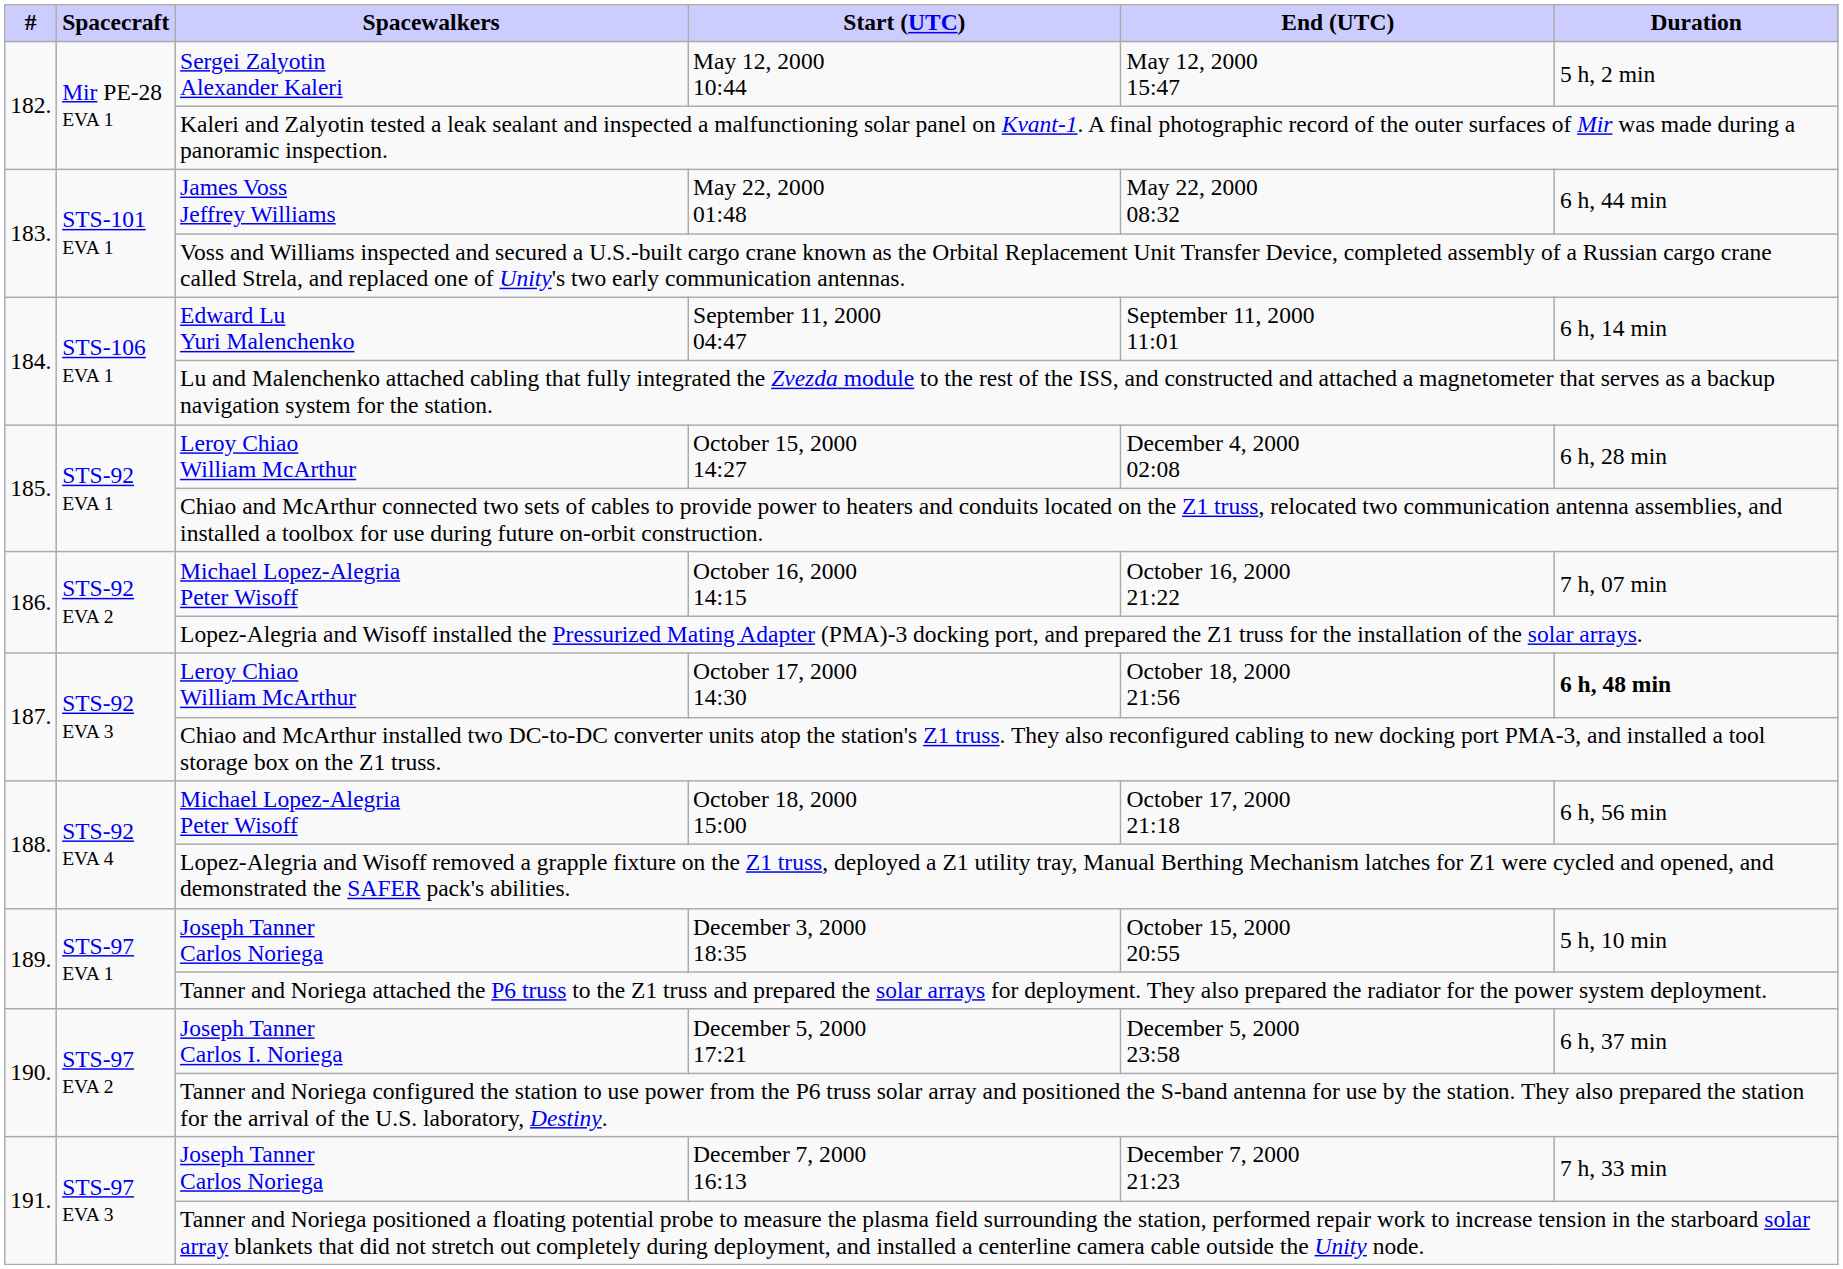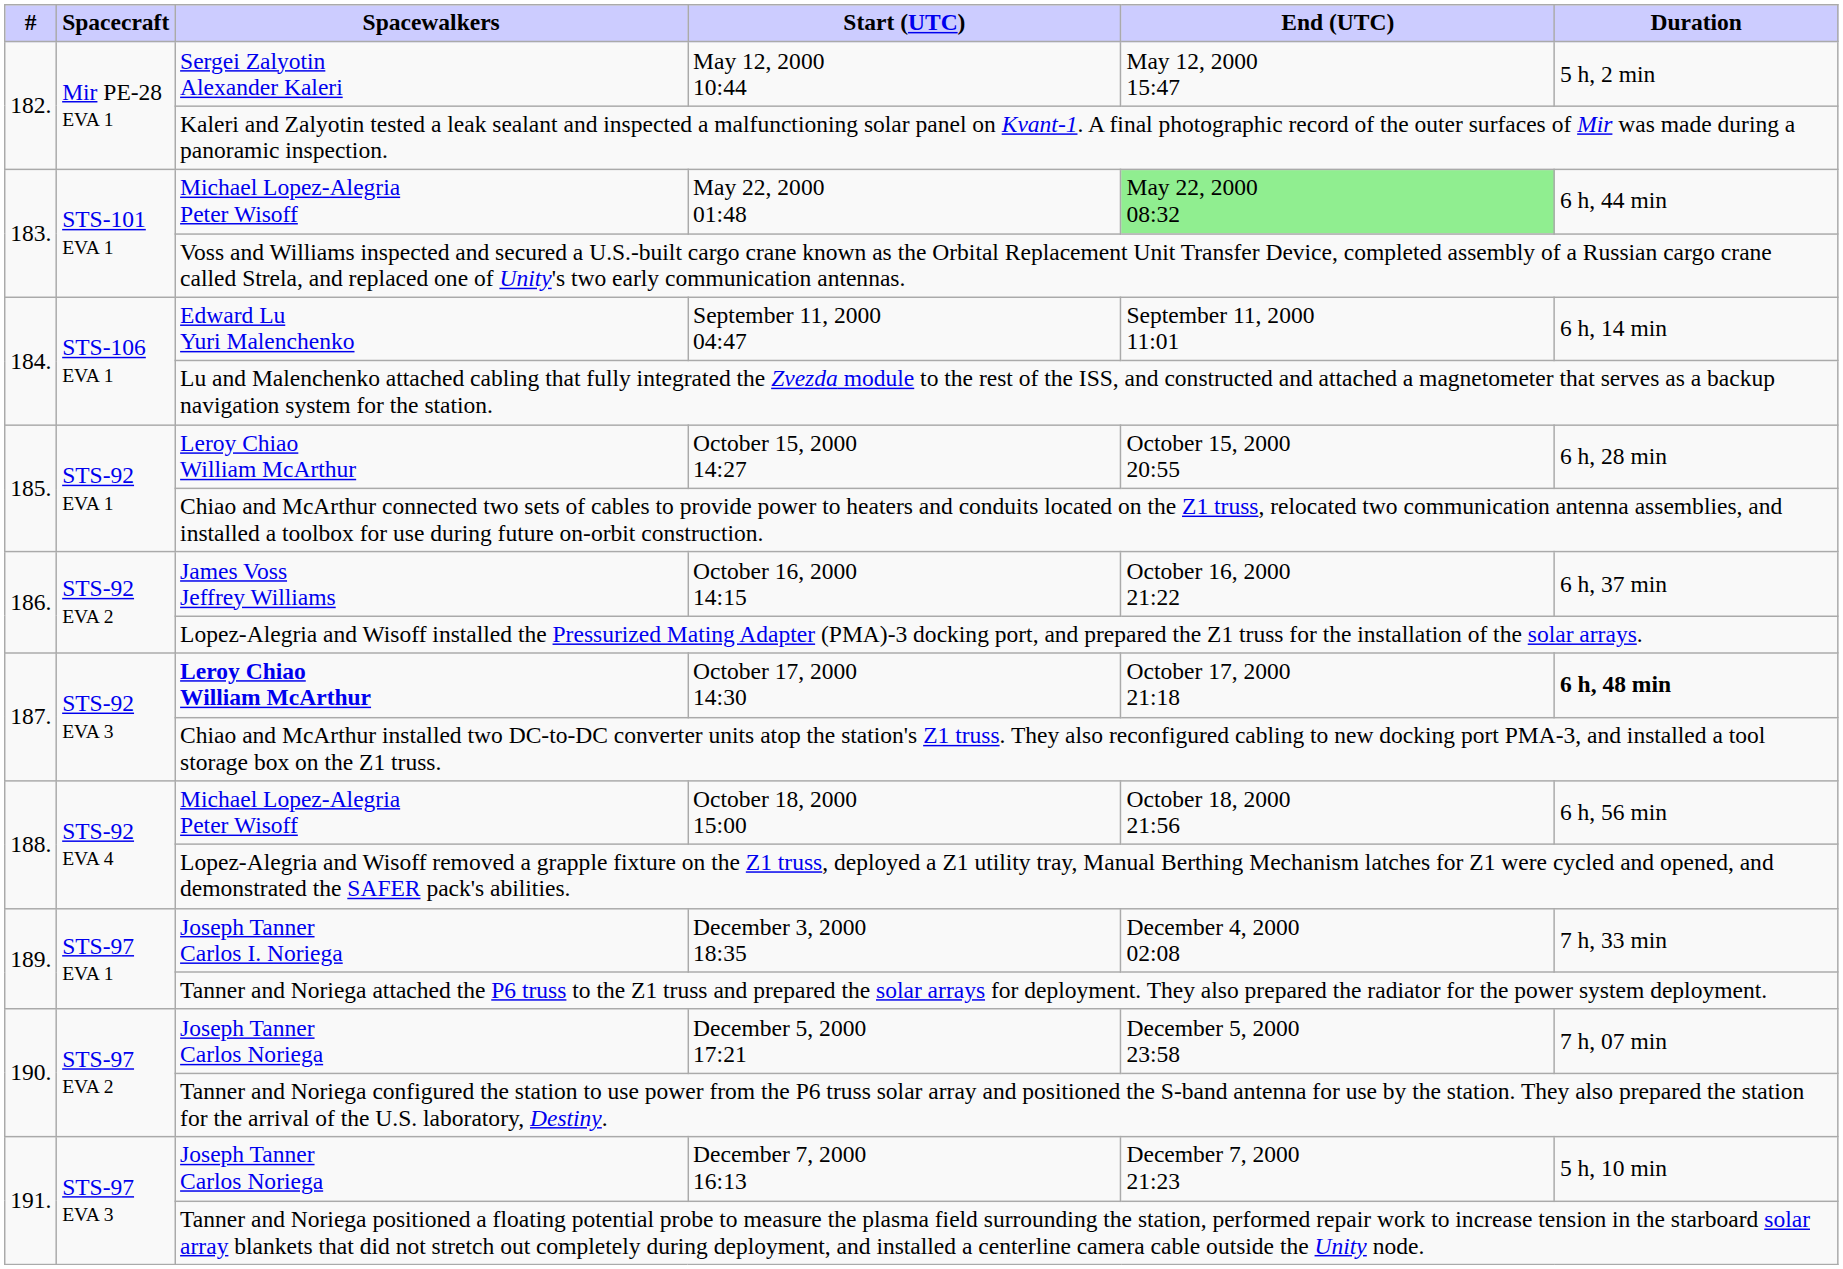(258, 201) James Voss Jeffrey Williams -> (290, 201) Michael Lopez-Alegria Peter Wisoff
(1192, 201) no background -> (1192, 201) lightgreen background
(1213, 456) December 4, 2000 02:08 -> (1208, 456) October 15, 2000 20:55
(290, 583) Michael Lopez-Alegria Peter Wisoff -> (258, 583) James Voss Jeffrey Williams
(1614, 583) 7 h, 07 min -> (1614, 583) 6 h, 37 min
(268, 684) normal -> (276, 684) bold
(1208, 684) October 18, 2000 21:56 -> (1208, 684) October 17, 2000 21:18
(1208, 812) October 17, 2000 21:18 -> (1208, 812) October 18, 2000 21:56
(252, 939) Joseph Tanner Carlos Noriega -> (261, 939) Joseph Tanner Carlos I. Noriega
(1208, 939) October 15, 2000 20:55 -> (1213, 939) December 4, 2000 02:08
(1614, 939) 5 h, 10 min -> (1614, 939) 7 h, 33 min
(261, 1040) Joseph Tanner Carlos I. Noriega -> (252, 1040) Joseph Tanner Carlos Noriega
(1614, 1040) 6 h, 37 min -> (1614, 1040) 7 h, 07 min
(1614, 1168) 7 h, 33 min -> (1614, 1168) 5 h, 10 min
